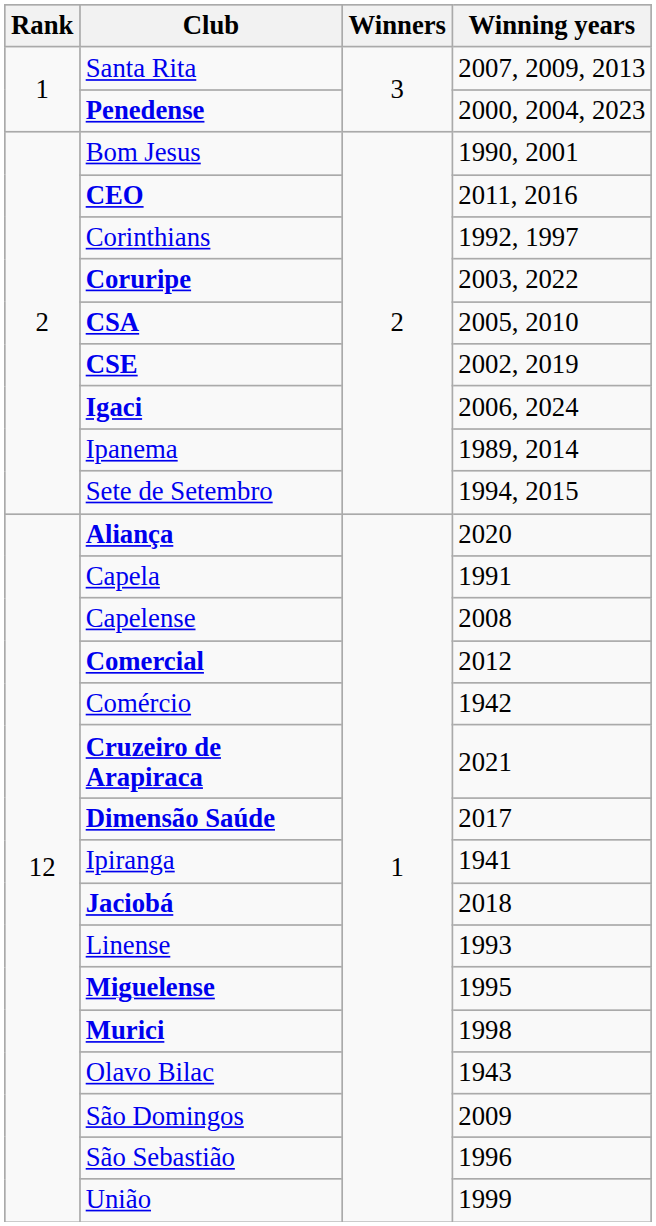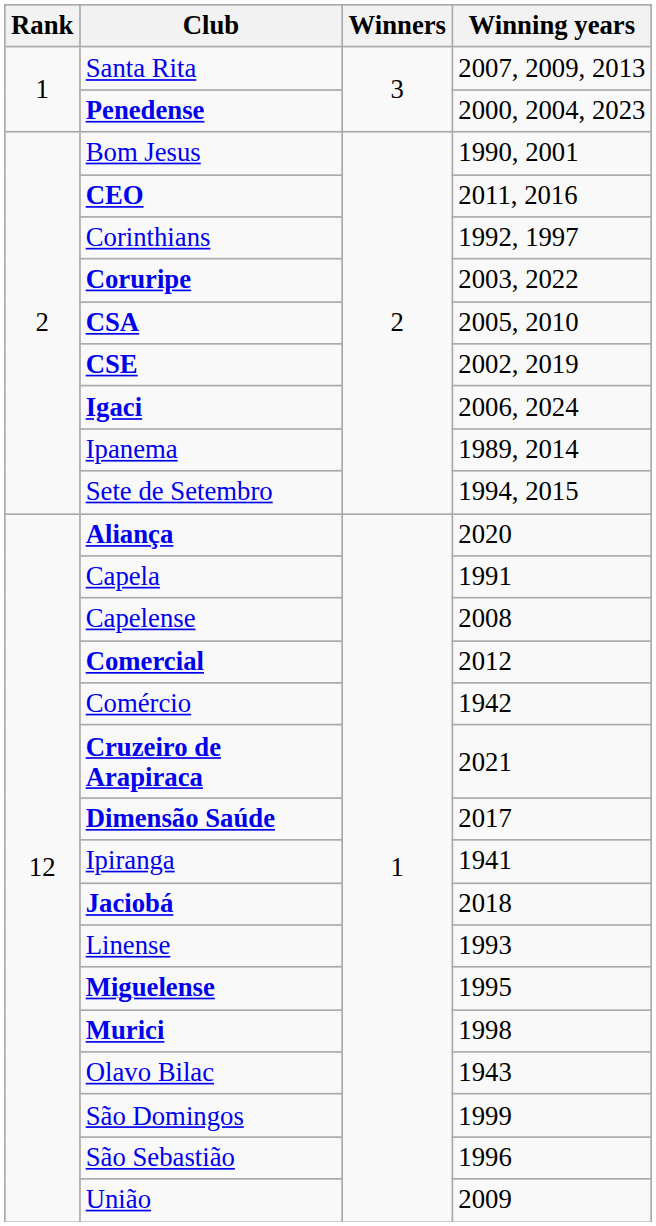(485, 1115) 2009 -> (485, 1115) 1999
(485, 1199) 1999 -> (485, 1199) 2009
